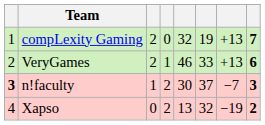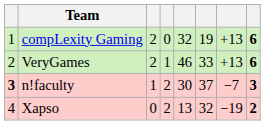(253, 39) 7 -> (253, 39) 6
